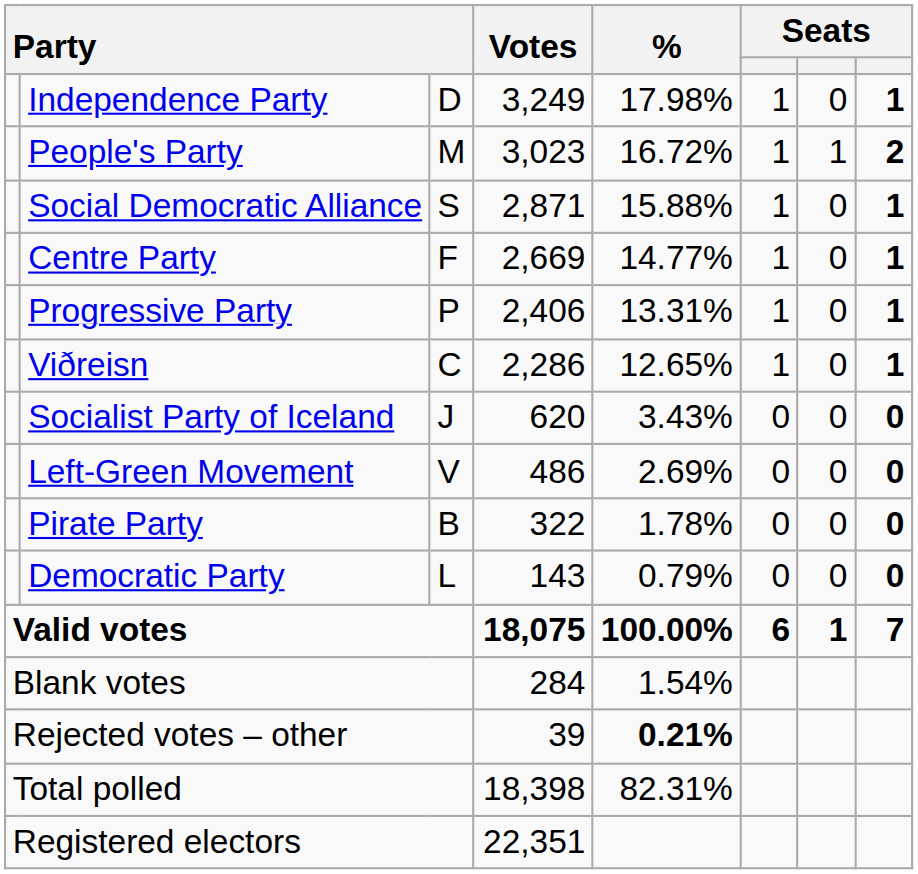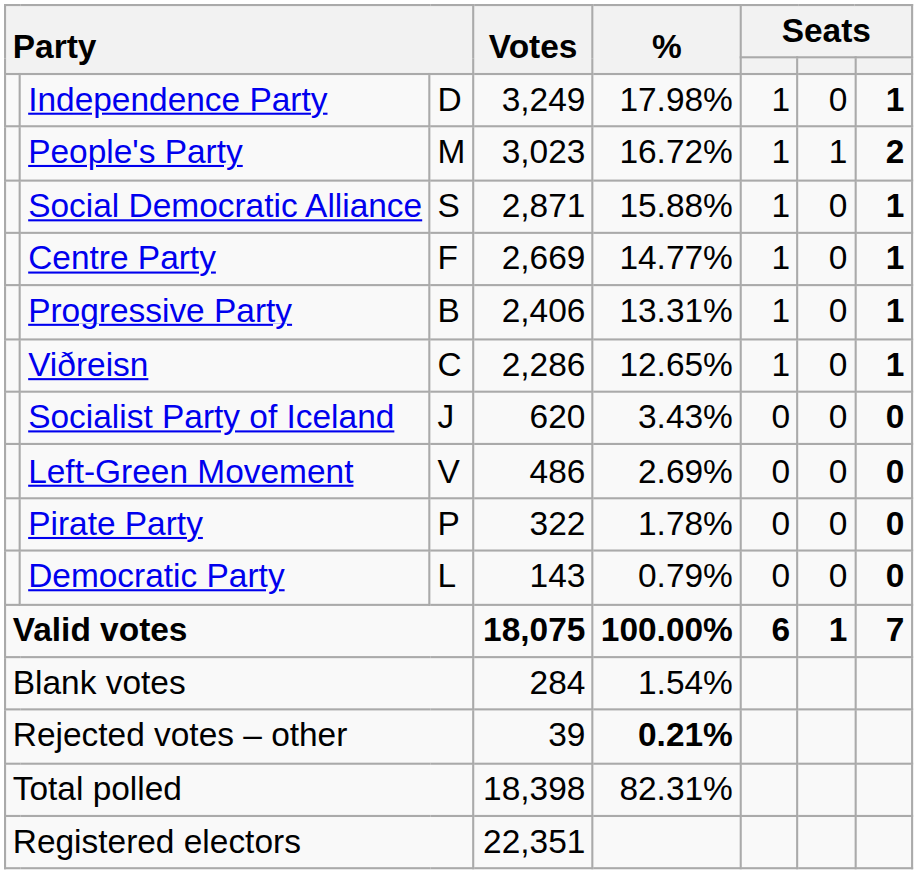(449, 311) P -> (449, 311) B
(449, 523) B -> (449, 523) P
